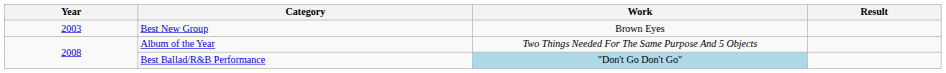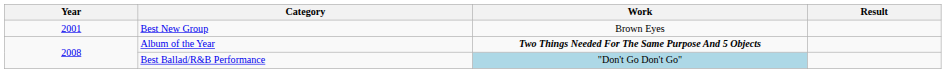(71, 28) 2003 -> (71, 28) 2001
(640, 44) normal -> (640, 44) bold
